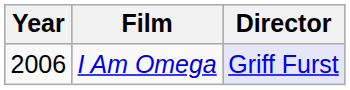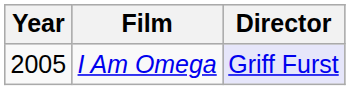(38, 63) 2006 -> (38, 63) 2005
